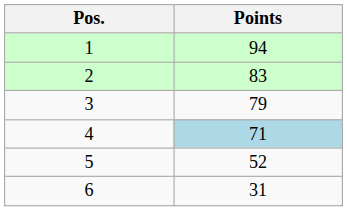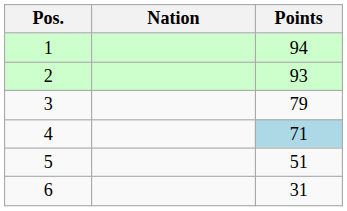+ column: (173, 18)
(258, 76) 83 -> (299, 76) 93
(258, 162) 52 -> (299, 162) 51
